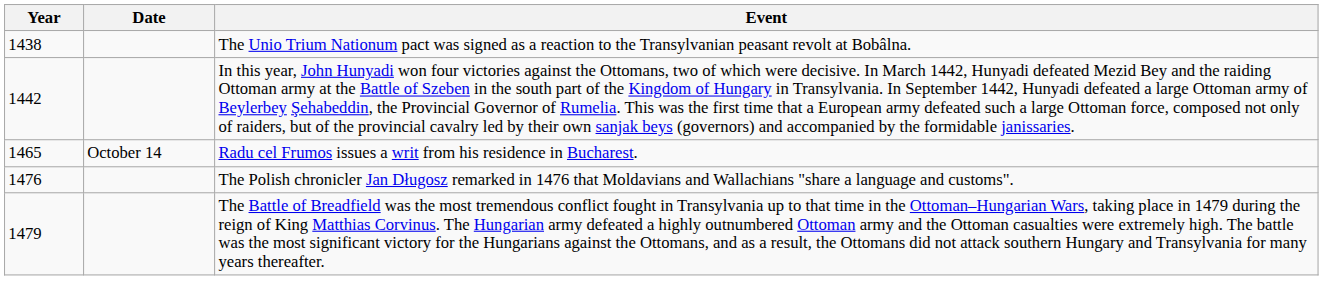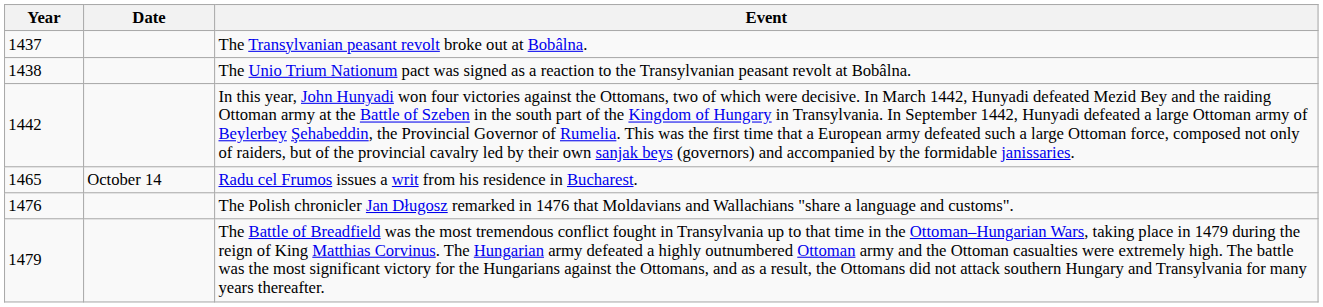+ row: (403, 44)
